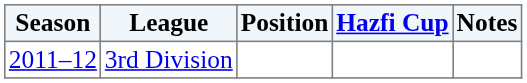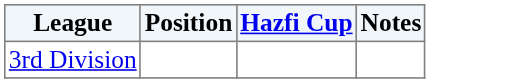- column: (53, 22)
